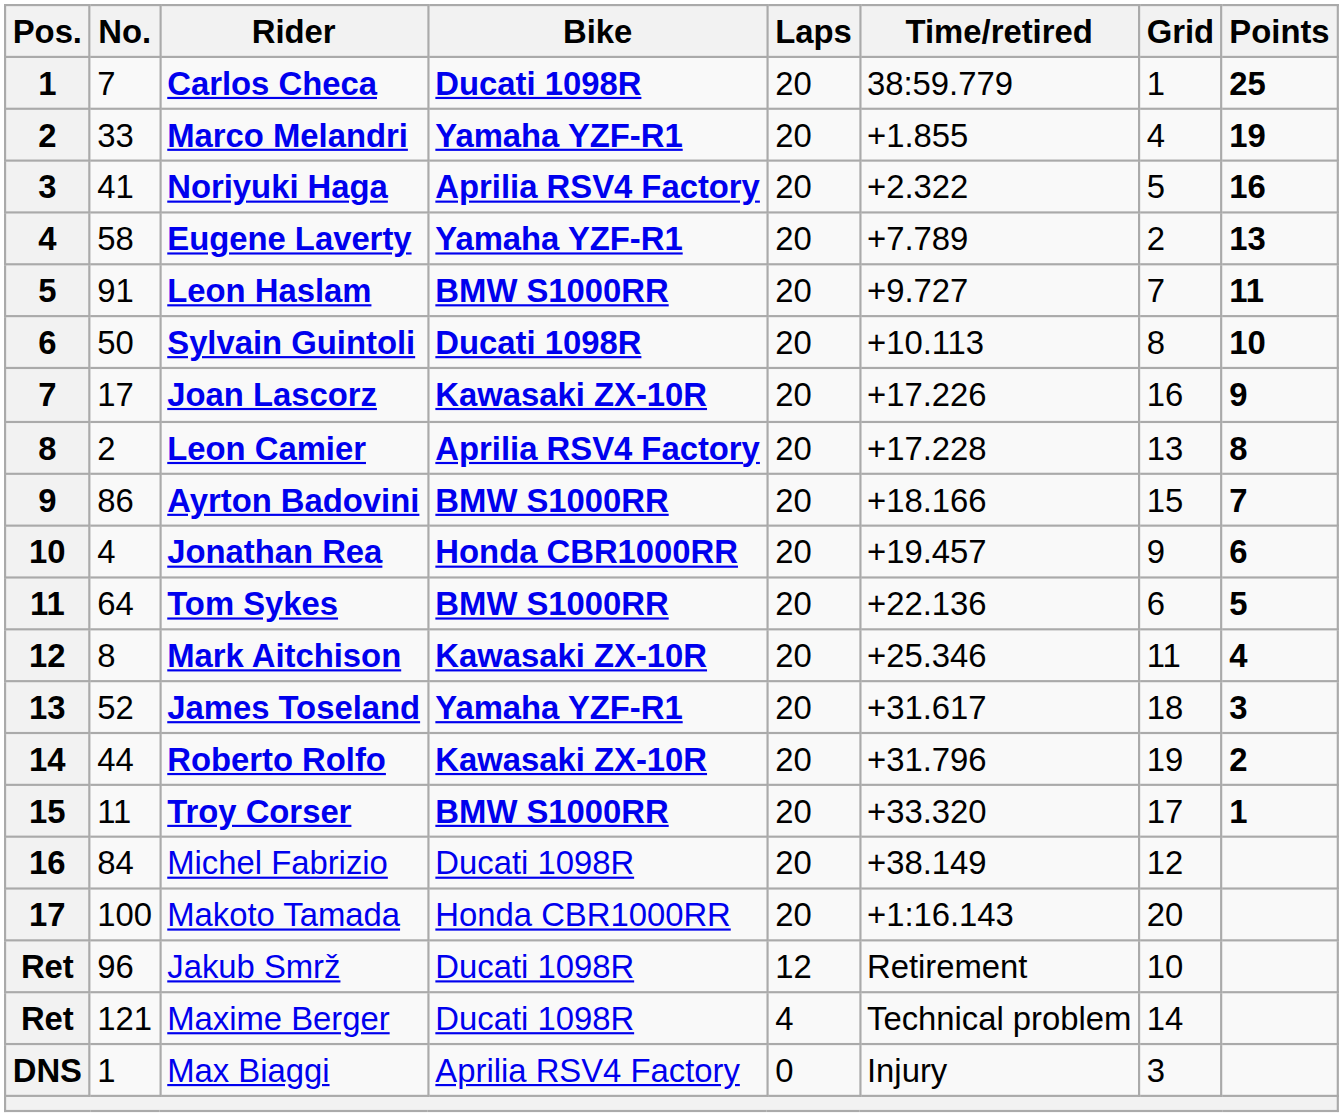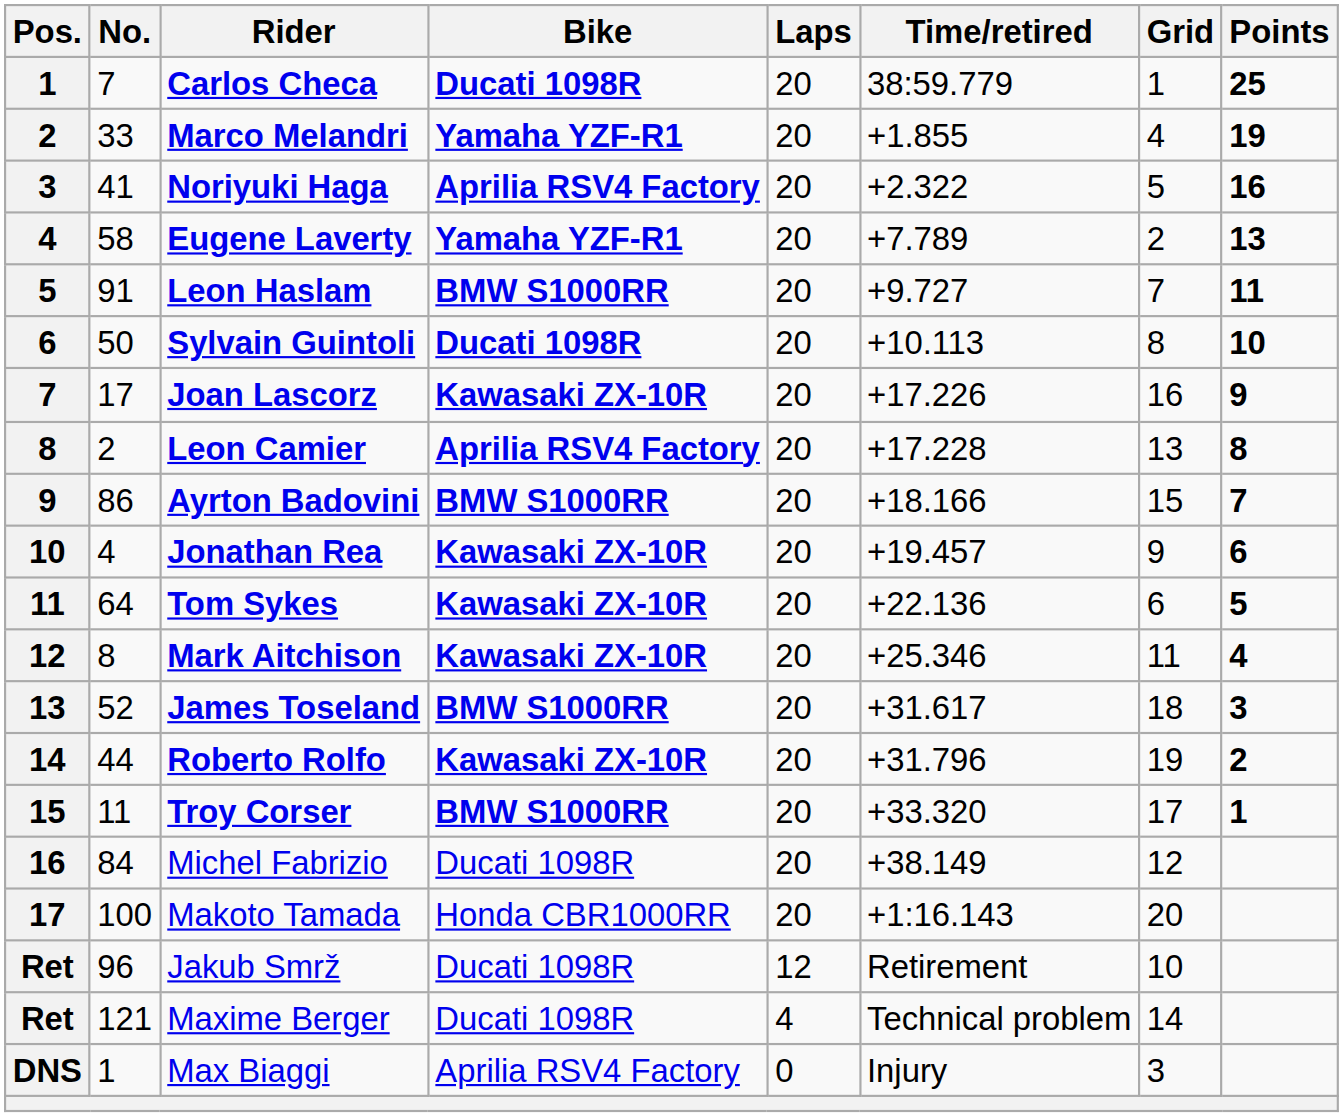(587, 551) Honda CBR1000RR -> (571, 551) Kawasaki ZX-10R
(552, 603) BMW S1000RR -> (571, 603) Kawasaki ZX-10R
(559, 707) Yamaha YZF-R1 -> (552, 707) BMW S1000RR
